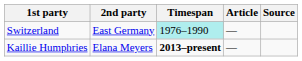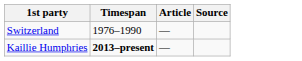- column: (123, 13)
(184, 30) paleturquoise background -> (117, 30) no background
